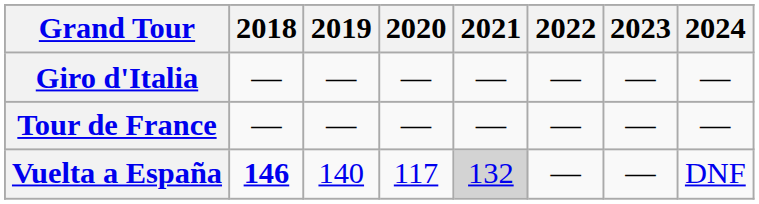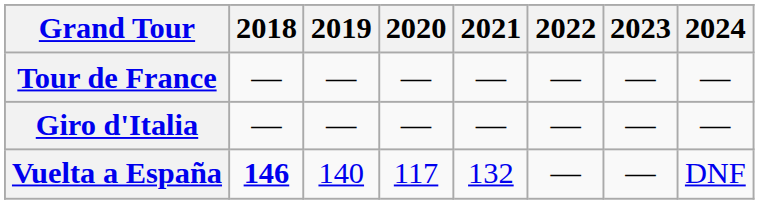rows swapped: (117, 76) <-> (117, 125)
(491, 173) lightgrey background -> (491, 173) no background
